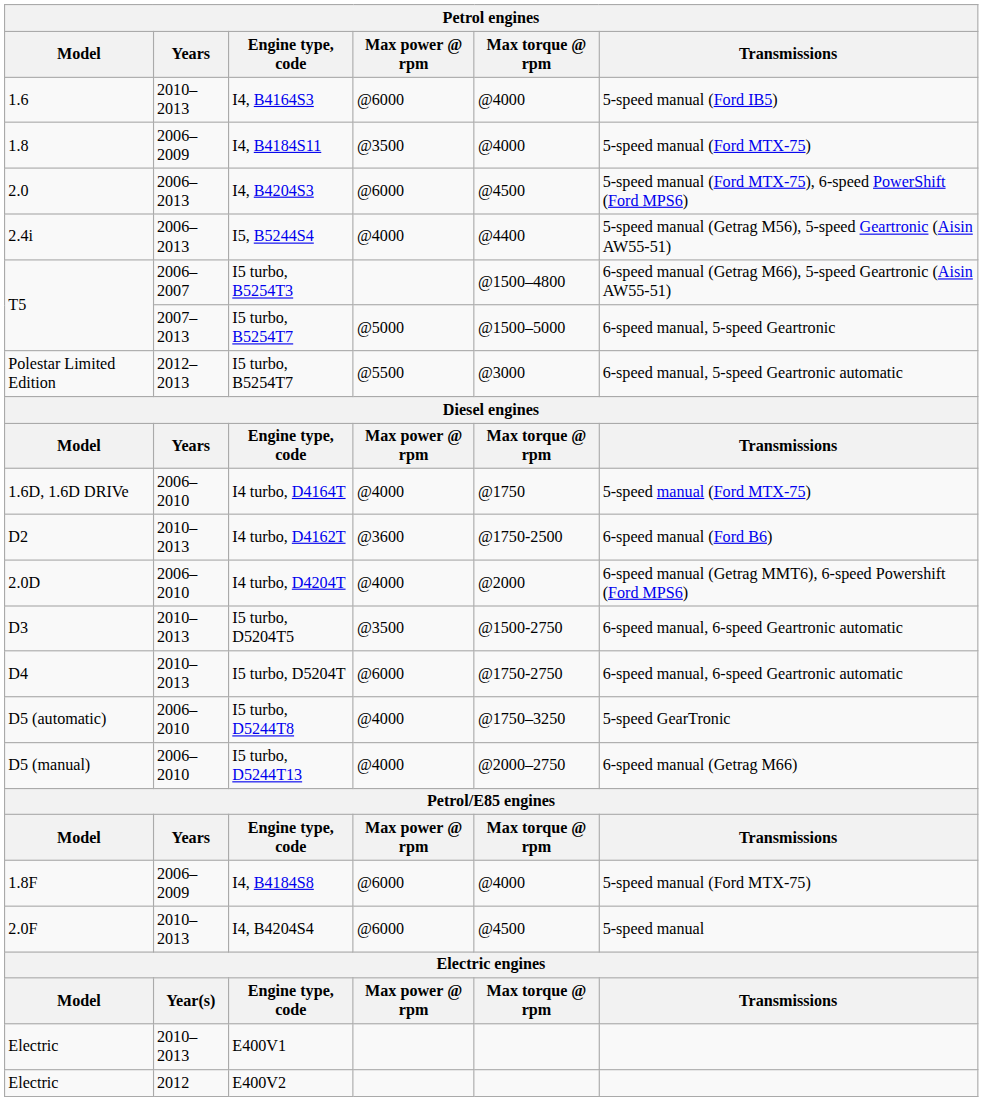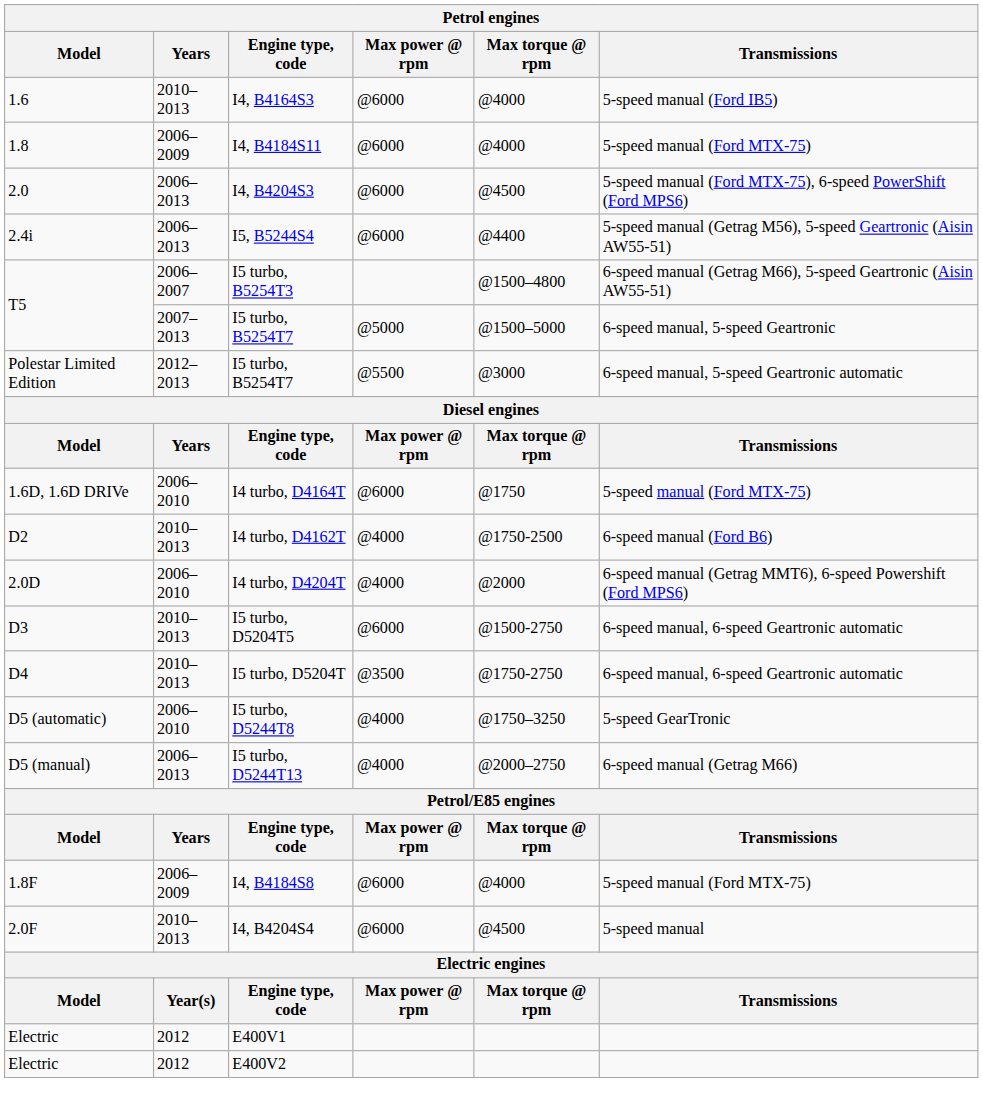(380, 145) @3500 -> (380, 145) @6000
(380, 236) @4000 -> (380, 236) @6000
(380, 491) @4000 -> (380, 491) @6000
(380, 537) @3600 -> (380, 537) @4000
(380, 628) @3500 -> (380, 628) @6000
(380, 674) @6000 -> (380, 674) @3500
(177, 765) 2006–2010 -> (177, 765) 2006–2013
(177, 1046) 2010–2013 -> (173, 1037) 2012
